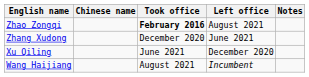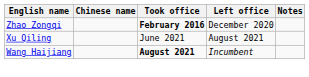(236, 25) August 2021 -> (241, 25) December 2020
- row: (36, 38)
(241, 52) December 2020 -> (236, 38) August 2021
(167, 65) normal -> (167, 52) bold
